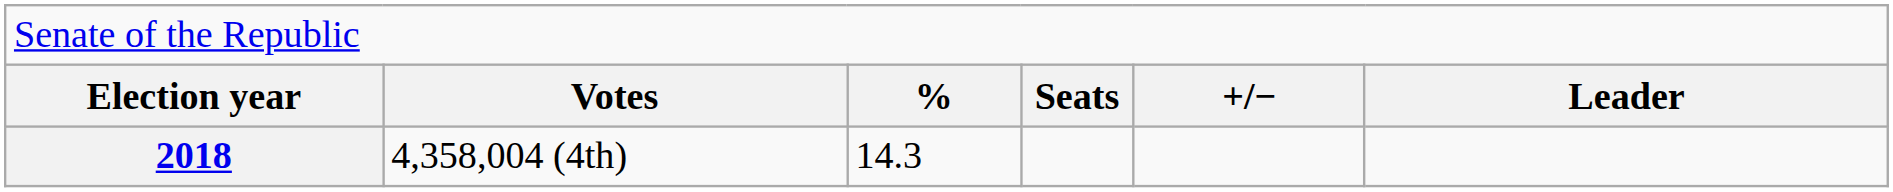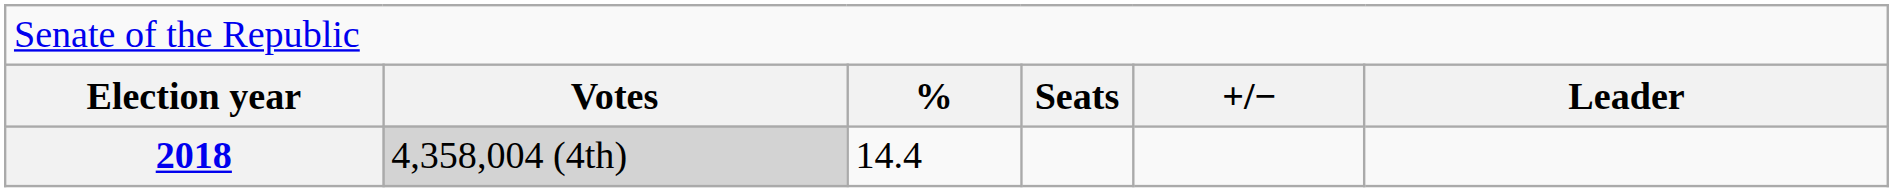(509, 155) no background -> (509, 155) lightgrey background
(889, 155) 14.3 -> (889, 155) 14.4
